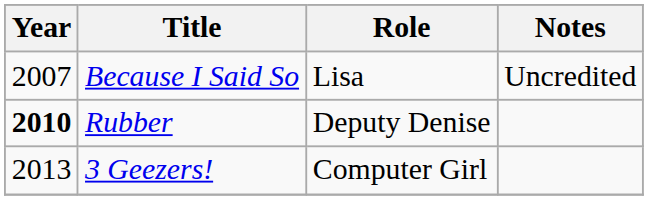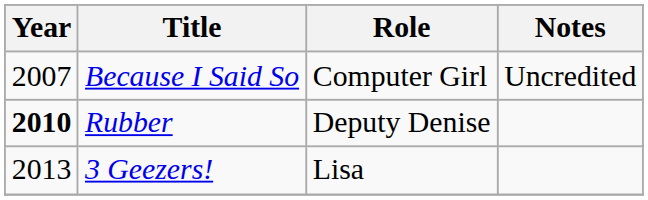(338, 75) Lisa -> (400, 75) Computer Girl
(400, 169) Computer Girl -> (338, 169) Lisa
